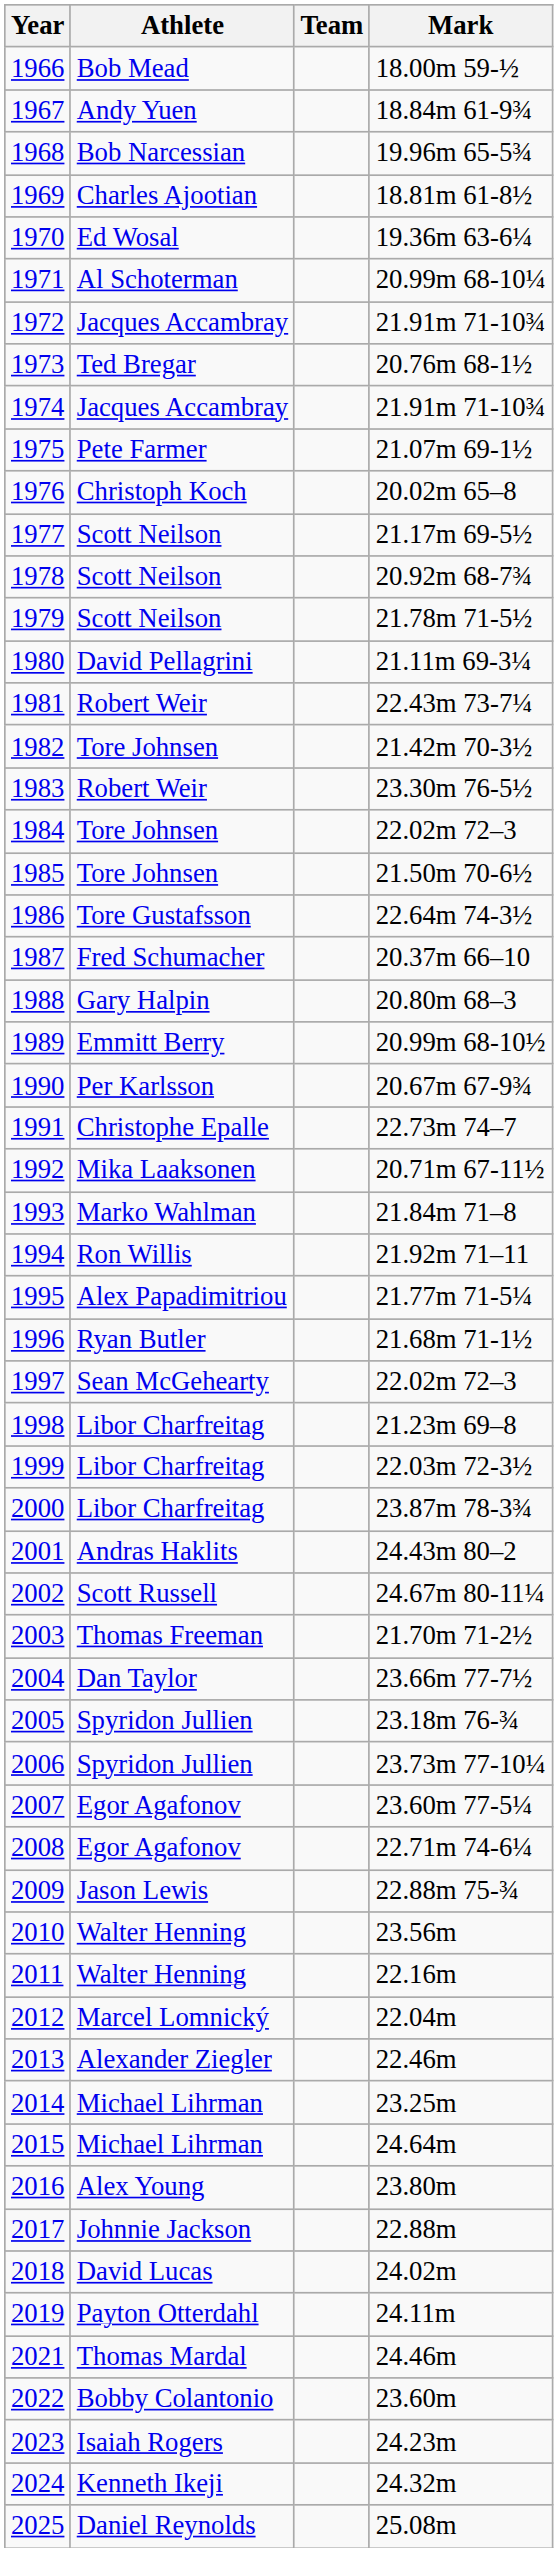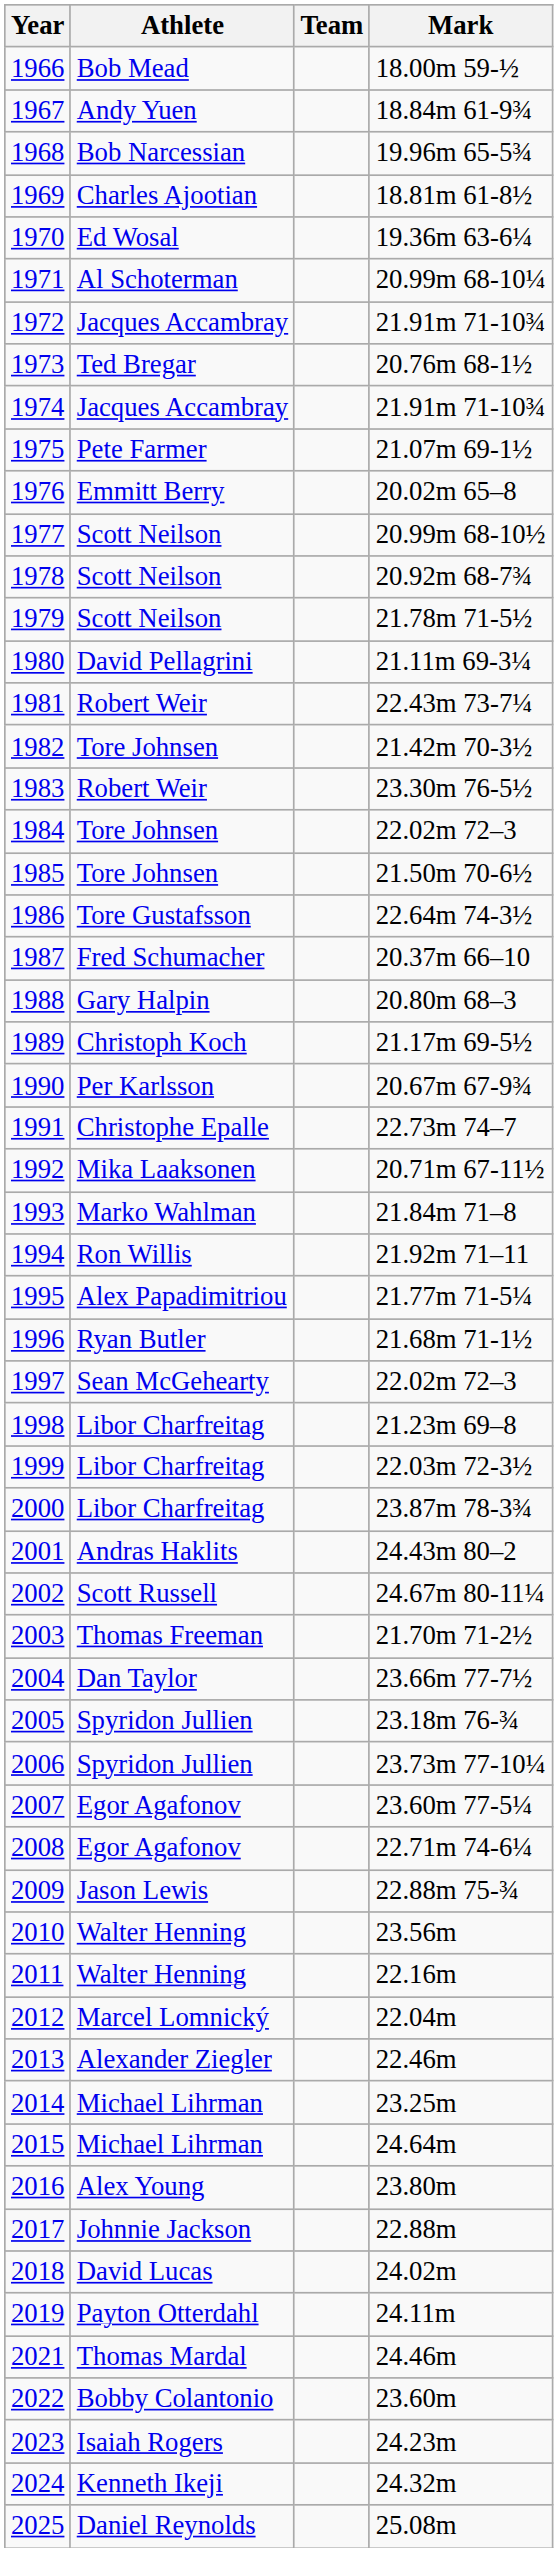(162, 491) Christoph Koch -> (151, 491) Emmitt Berry
(454, 534) 21.17m 69-5½ -> (461, 534) 20.99m 68-10½
(151, 1042) Emmitt Berry -> (162, 1042) Christoph Koch
(461, 1042) 20.99m 68-10½ -> (454, 1042) 21.17m 69-5½
